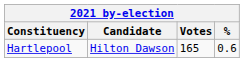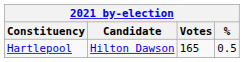(227, 48) 0.6 -> (227, 48) 0.5
